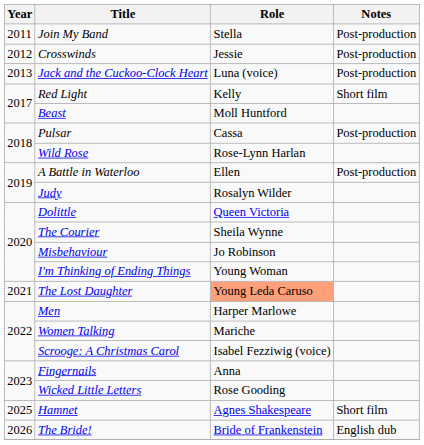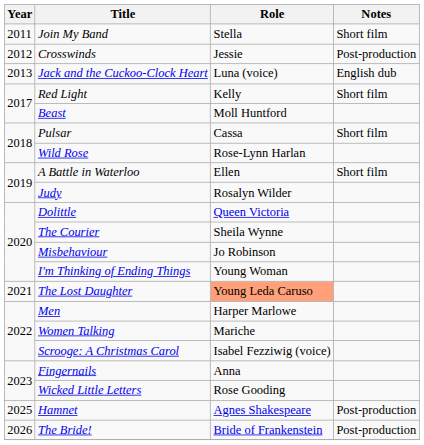(376, 34) Post-production -> (362, 34) Short film
(376, 73) Post-production -> (366, 73) English dub
(376, 133) Post-production -> (362, 133) Short film
(376, 172) Post-production -> (362, 172) Short film
(362, 410) Short film -> (376, 410) Post-production
(366, 430) English dub -> (376, 430) Post-production
